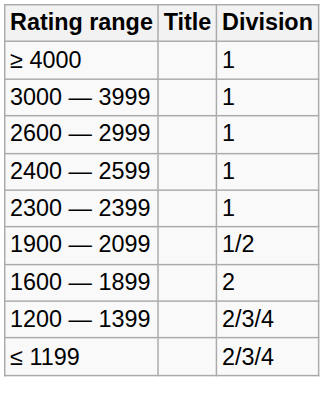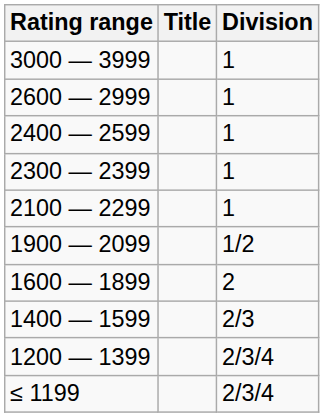- row: (46, 60)
+ row: (80, 208)
+ row: (80, 319)
